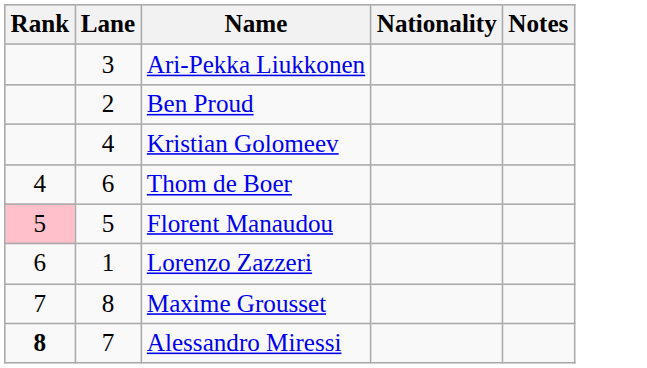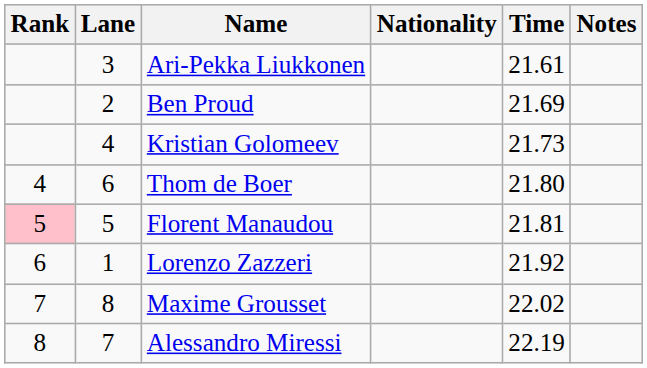+ column: (537, 24)
(40, 343) bold -> (40, 343) normal
